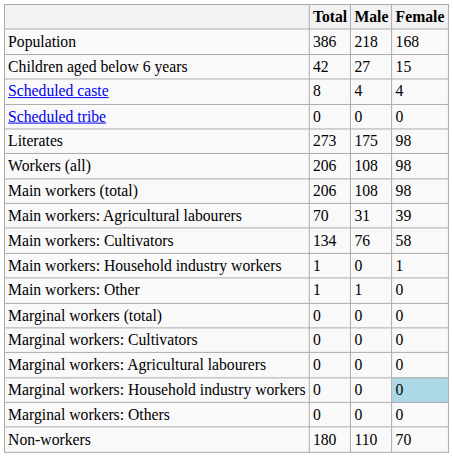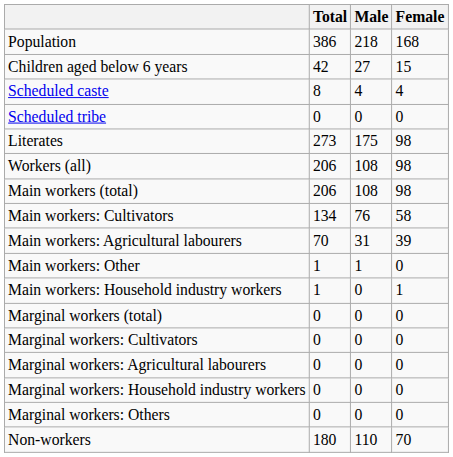rows swapped: (91, 240) <-> (125, 215)
rows swapped: (145, 265) <-> (74, 290)
(400, 389) lightblue background -> (400, 389) no background
